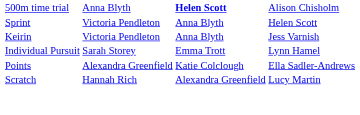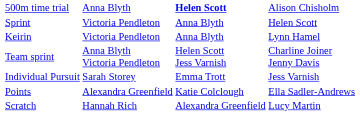(294, 36) Jess Varnish -> (294, 36) Lynn Hamel
+ row: (30, 57)
(294, 51) Lynn Hamel -> (294, 77) Jess Varnish
